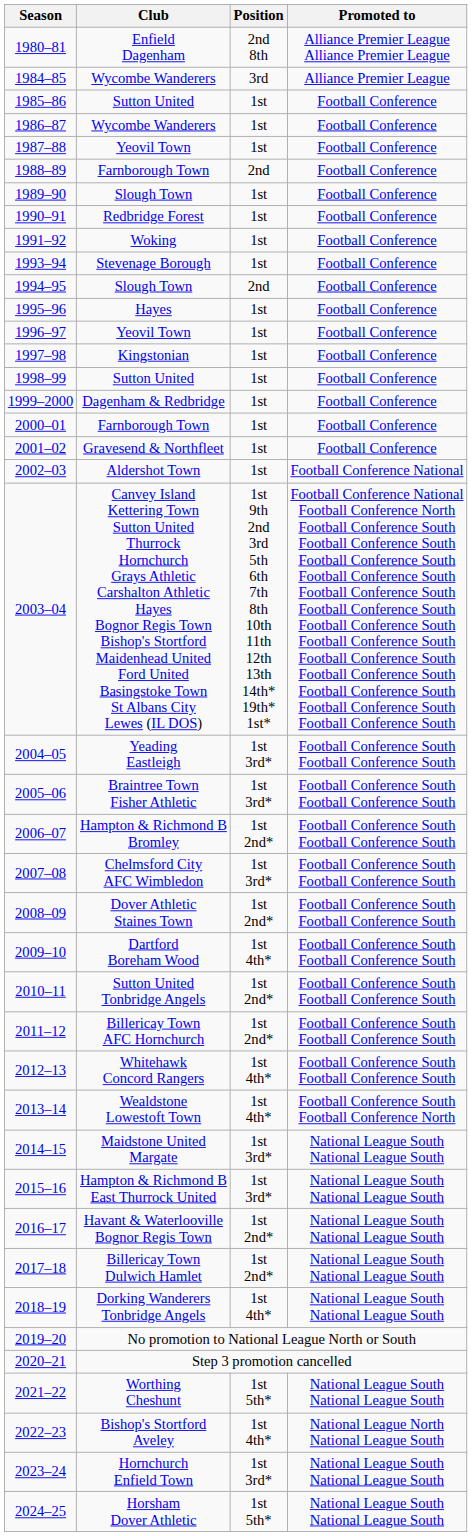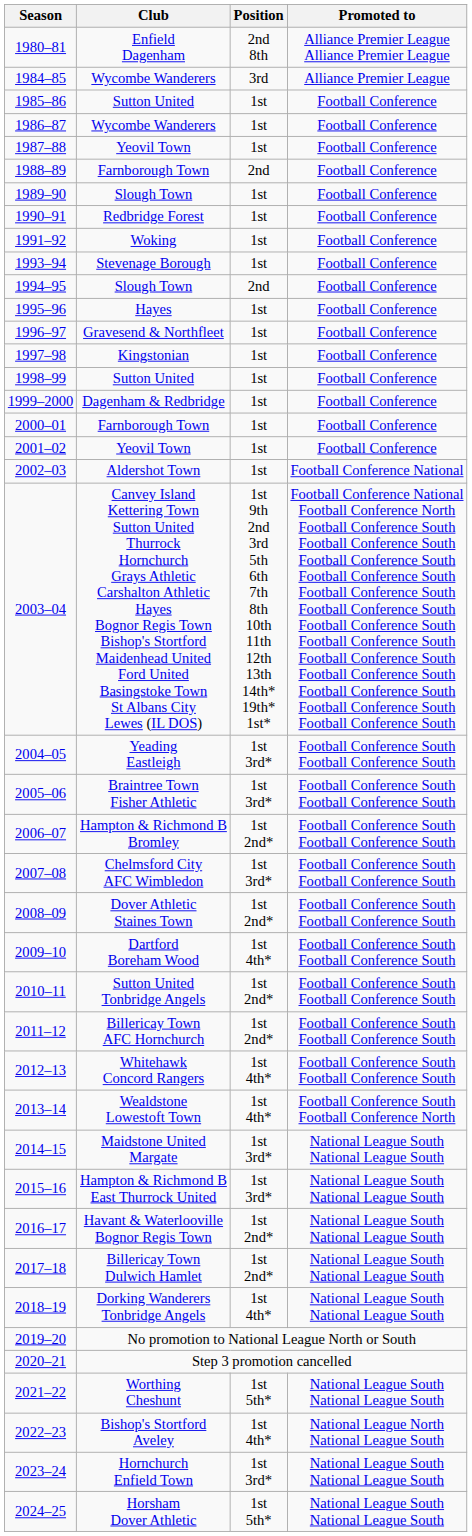(153, 332) Yeovil Town -> (153, 332) Gravesend & Northfleet
(153, 448) Gravesend & Northfleet -> (153, 448) Yeovil Town
